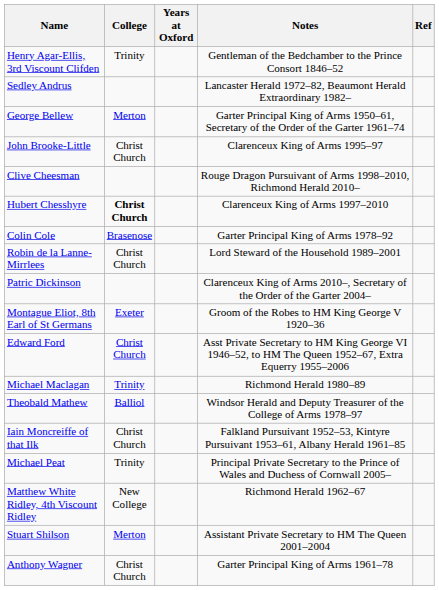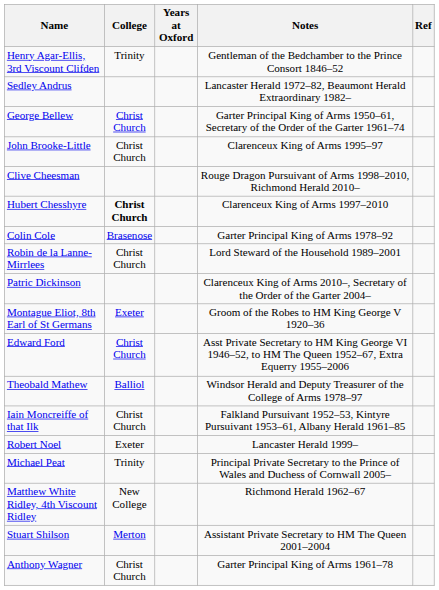(129, 115) Merton -> (129, 121) Christ Church
- row: (48, 384)
+ row: (34, 444)
